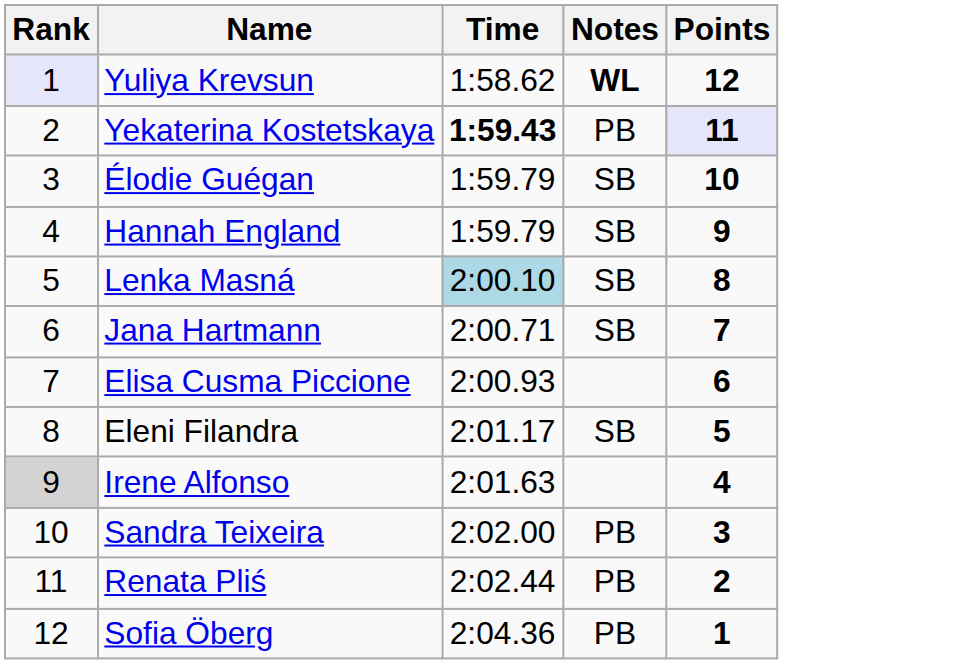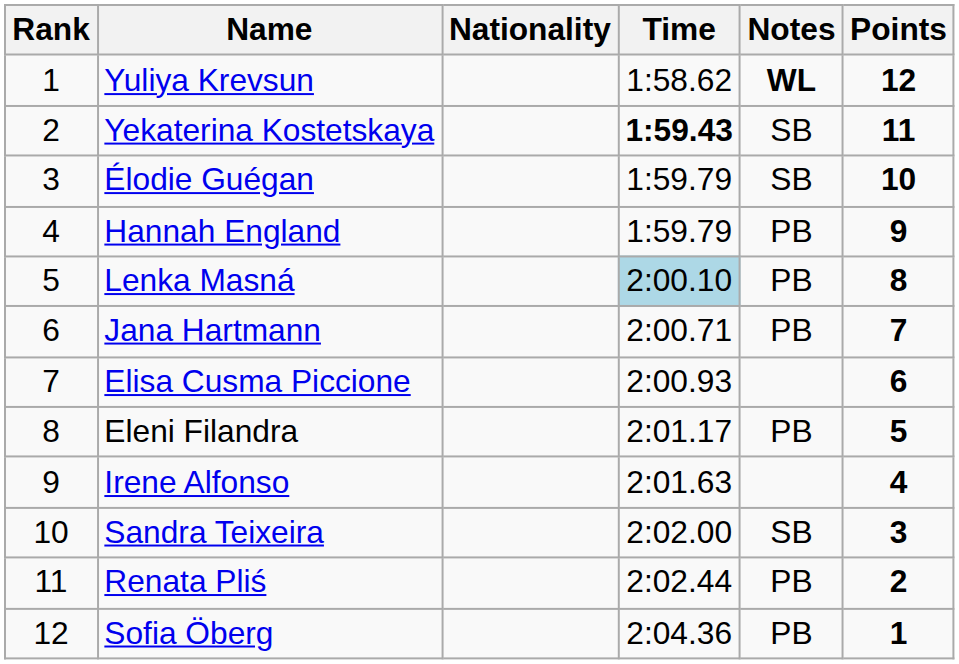+ column: (530, 29)
(51, 79) lavender background -> (51, 79) no background
(615, 130) PB -> (791, 130) SB
(722, 130) lavender background -> (899, 130) no background
(615, 230) SB -> (791, 230) PB
(615, 280) SB -> (791, 280) PB
(615, 331) SB -> (791, 331) PB
(615, 431) SB -> (791, 431) PB
(51, 481) lightgrey background -> (51, 481) no background
(615, 532) PB -> (791, 532) SB
